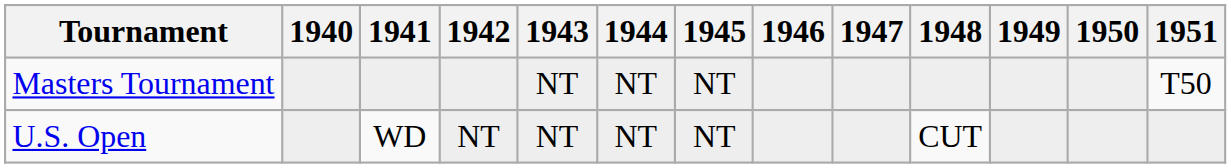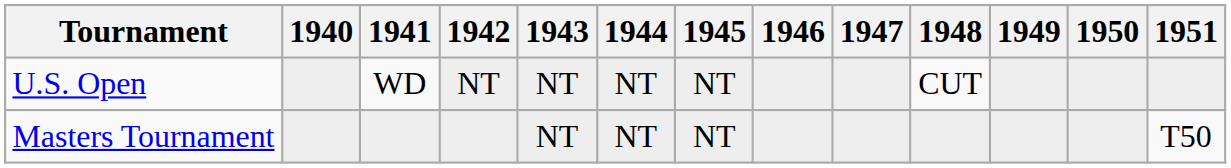rows swapped: (143, 83) <-> (79, 136)
